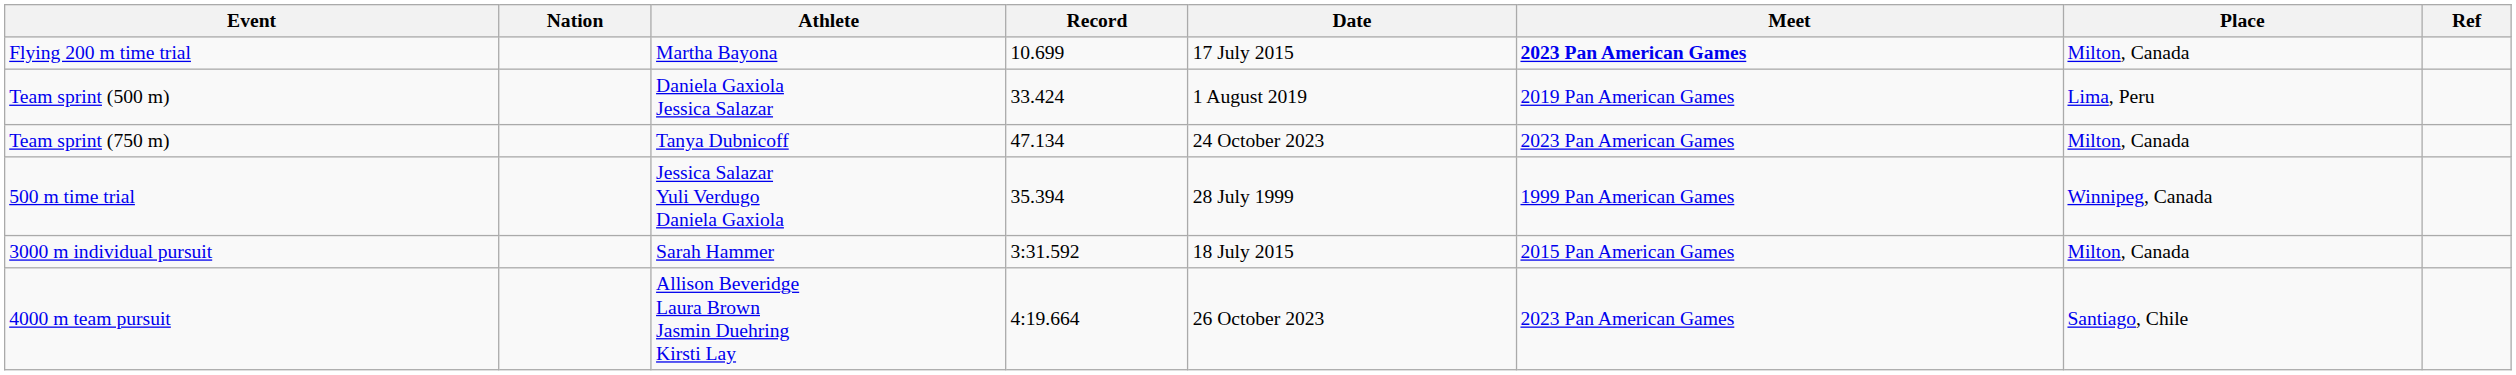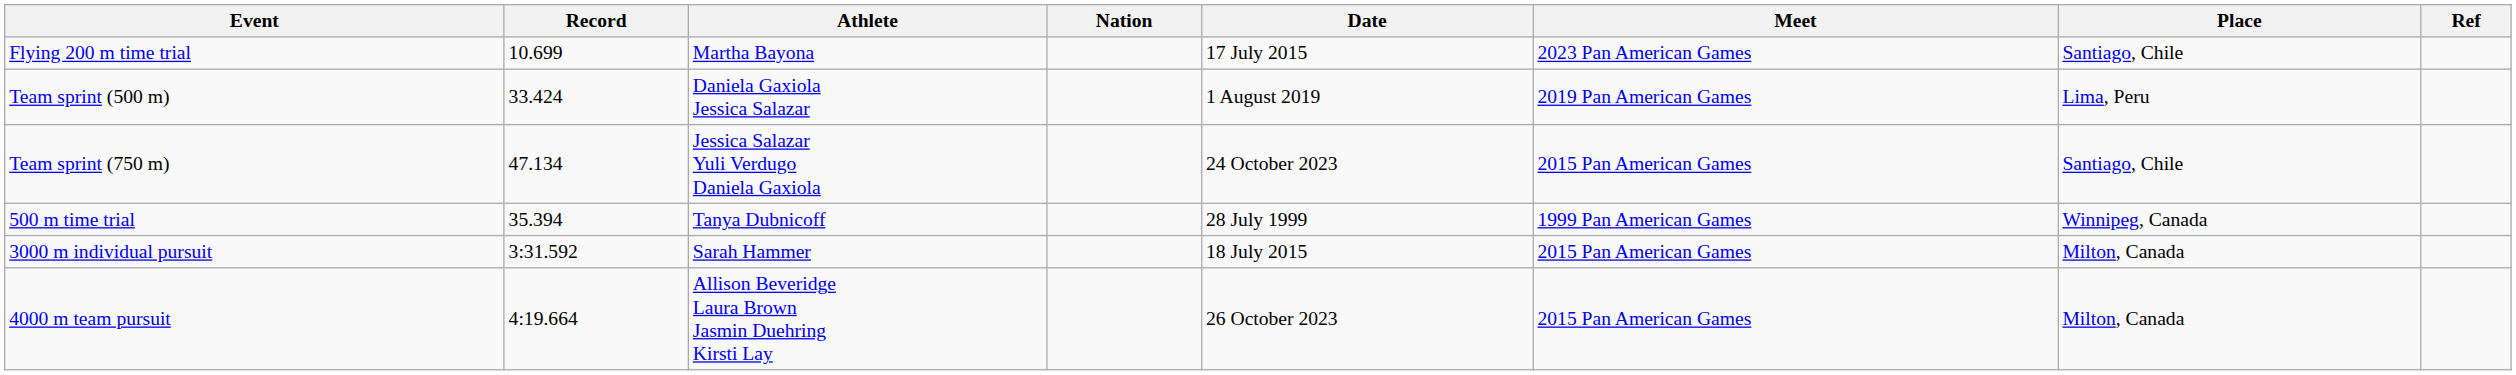columns swapped: (1097, 20) <-> (575, 20)
(1633, 53) bold -> (1644, 53) normal
(2128, 53) Milton, Canada -> (2123, 53) Santiago, Chile
(722, 141) Tanya Dubnicoff -> (757, 164) Jessica Salazar Yuli Verdugo Daniela Gaxiola
(1627, 141) 2023 Pan American Games -> (1644, 164) 2015 Pan American Games
(2128, 141) Milton, Canada -> (2123, 164) Santiago, Chile
(720, 196) Jessica Salazar Yuli Verdugo Daniela Gaxiola -> (759, 219) Tanya Dubnicoff
(1627, 319) 2023 Pan American Games -> (1644, 319) 2015 Pan American Games
(2128, 319) Santiago, Chile -> (2123, 319) Milton, Canada
